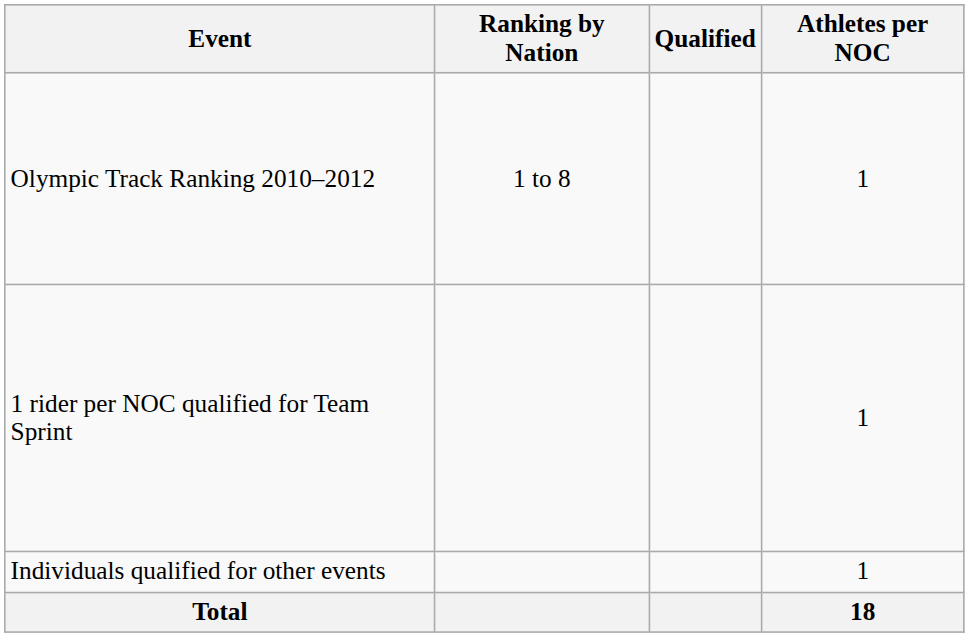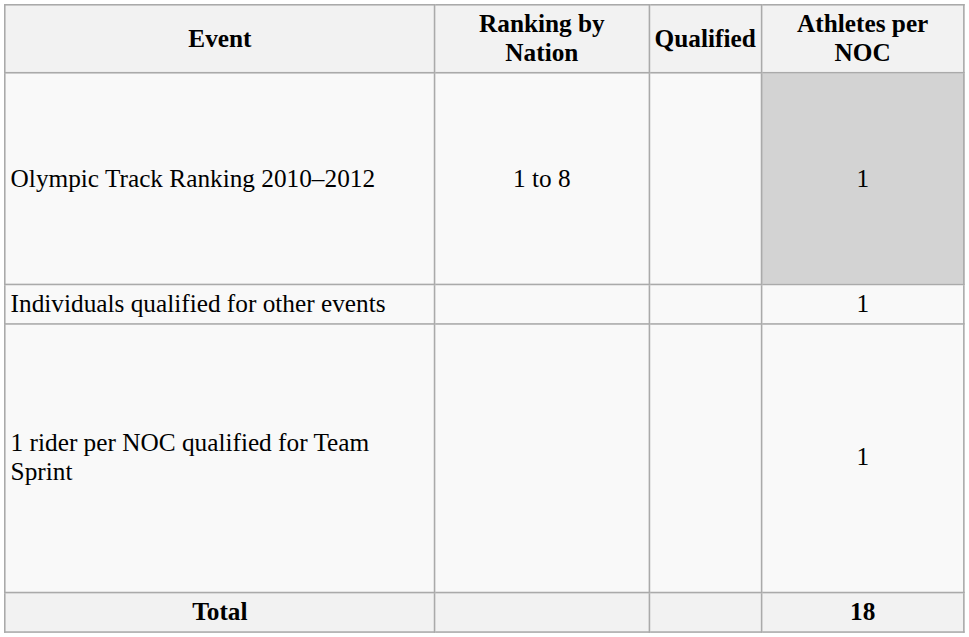(863, 178) no background -> (863, 178) lightgrey background
rows swapped: (198, 571) <-> (190, 417)
